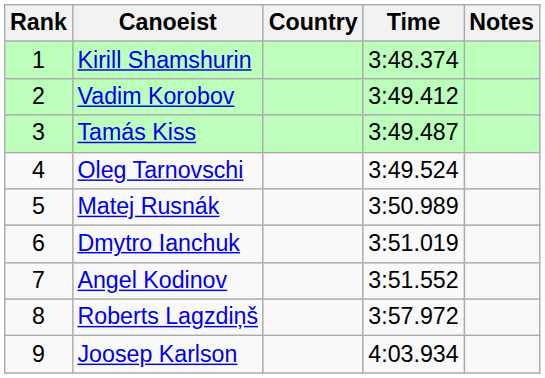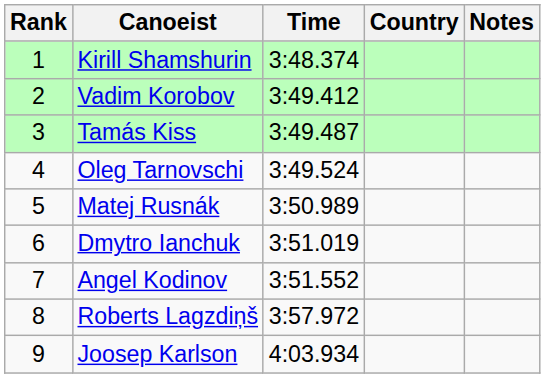columns swapped: (313, 22) <-> (414, 22)
